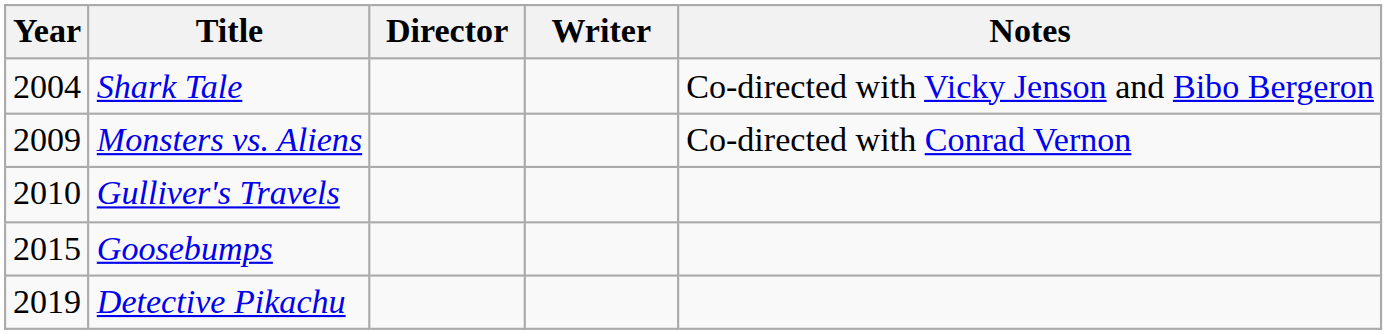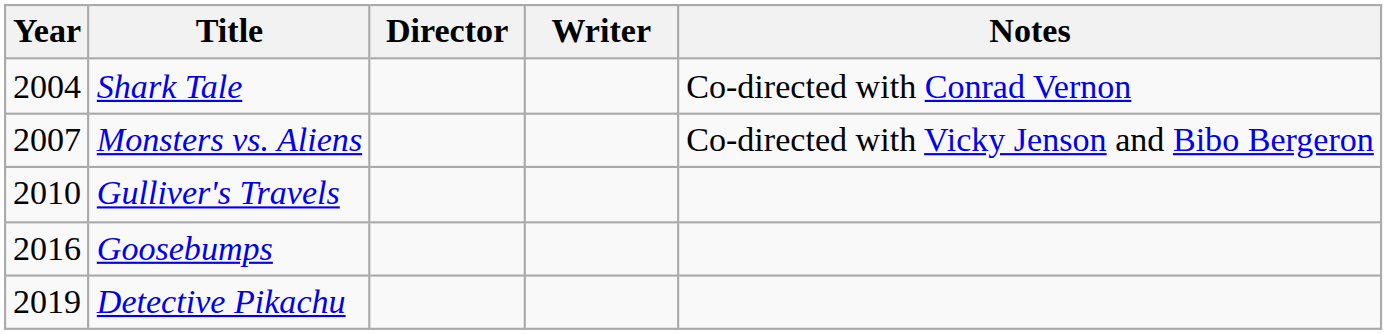(1030, 85) Co-directed with Vicky Jenson and Bibo Bergeron -> (909, 85) Co-directed with Conrad Vernon
(47, 139) 2009 -> (47, 139) 2007
(909, 139) Co-directed with Conrad Vernon -> (1030, 139) Co-directed with Vicky Jenson and Bibo Bergeron
(47, 247) 2015 -> (47, 247) 2016
